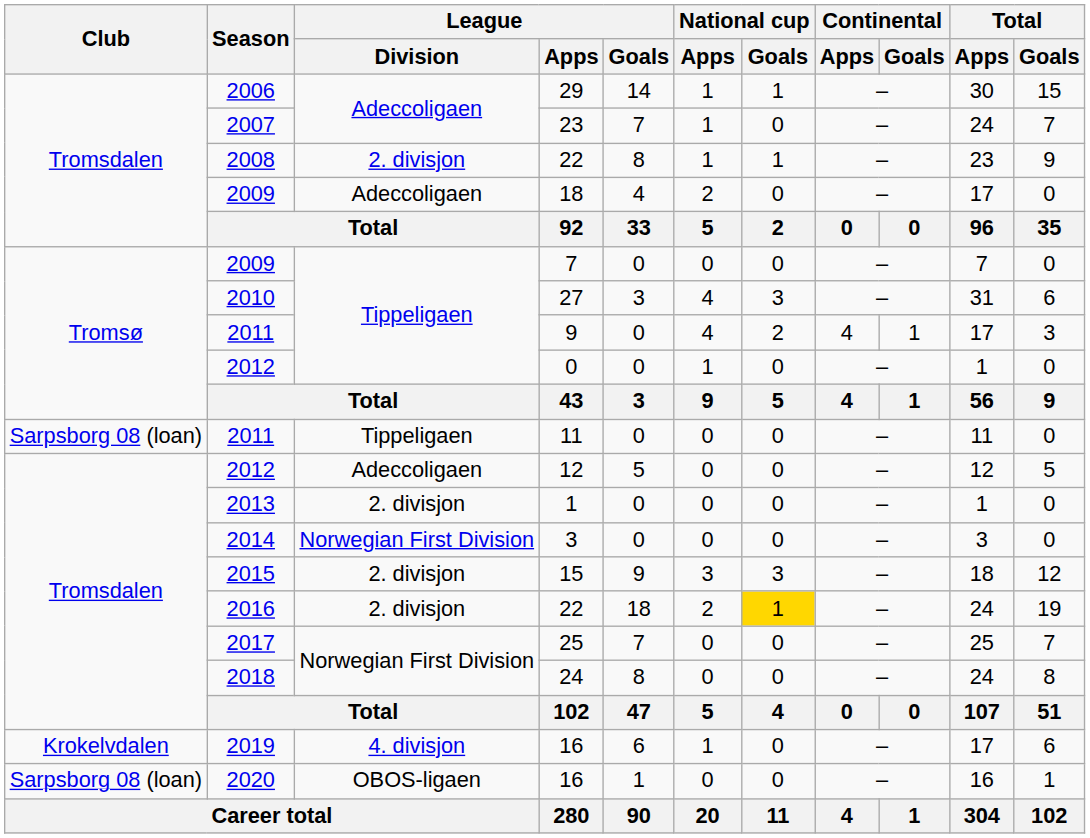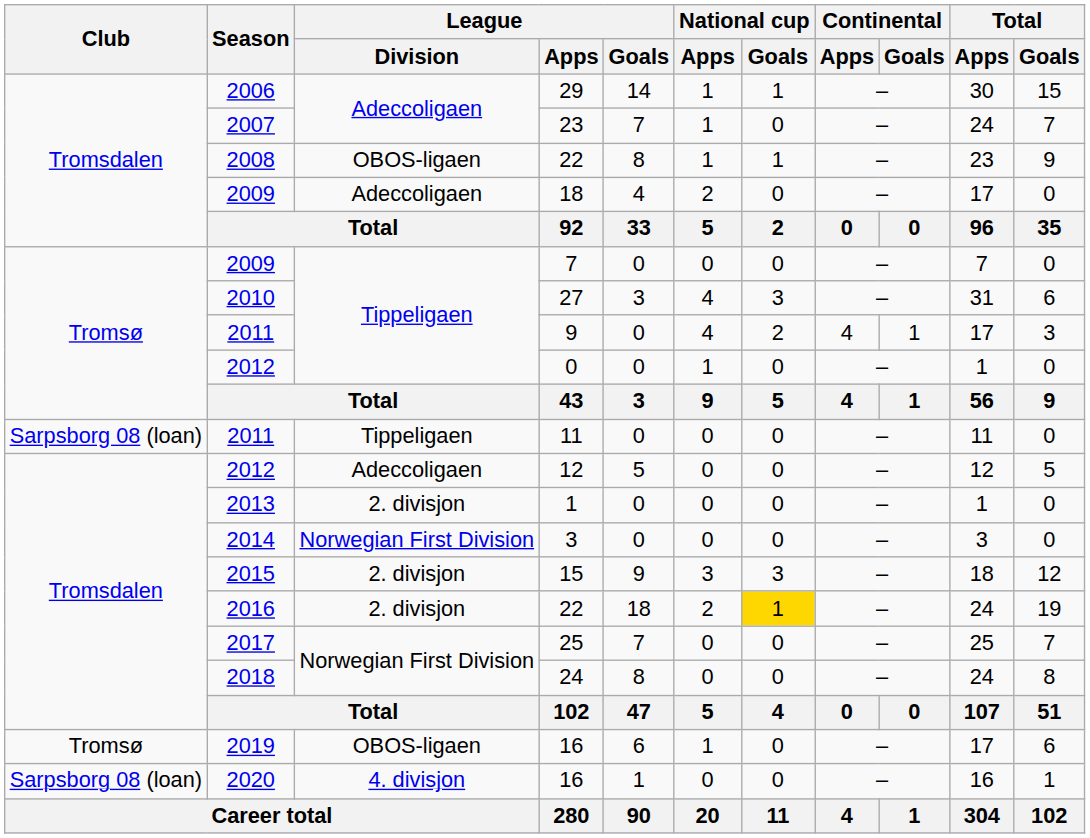(417, 159) 2. divisjon -> (417, 159) OBOS-ligaen
(106, 746) Krokelvdalen -> (106, 746) Tromsø
(417, 746) 4. divisjon -> (417, 746) OBOS-ligaen
(417, 780) OBOS-ligaen -> (417, 780) 4. divisjon
